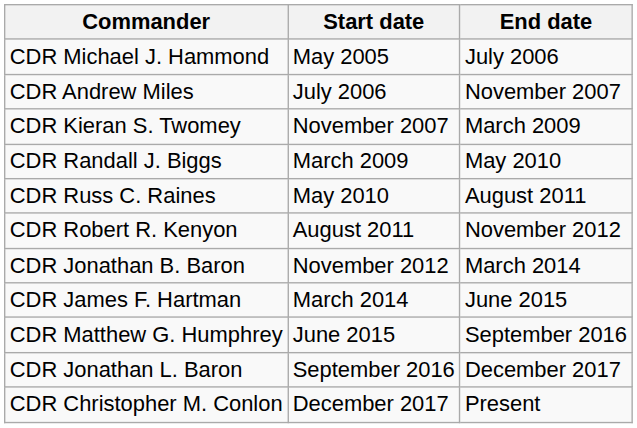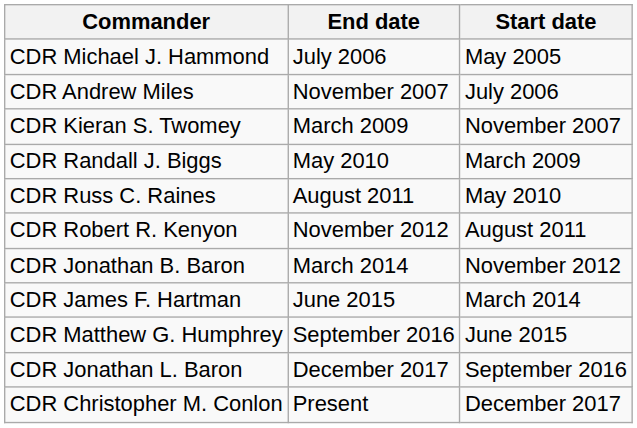columns swapped: (374, 21) <-> (546, 21)
